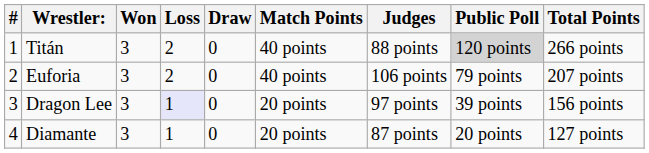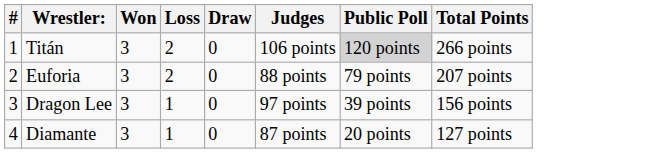- column: (311, 18)
(405, 47) 88 points -> (298, 47) 106 points
(409, 76) 106 points -> (293, 76) 88 points
(169, 104) lavender background -> (169, 104) no background
